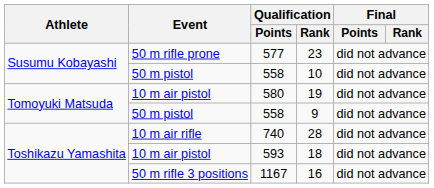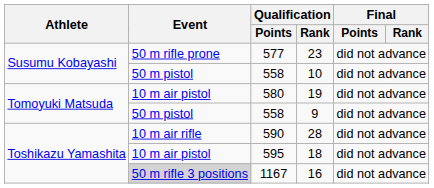(274, 134) 740 -> (274, 134) 590
(274, 154) 593 -> (274, 154) 595
(190, 174) no background -> (190, 174) lightgrey background
